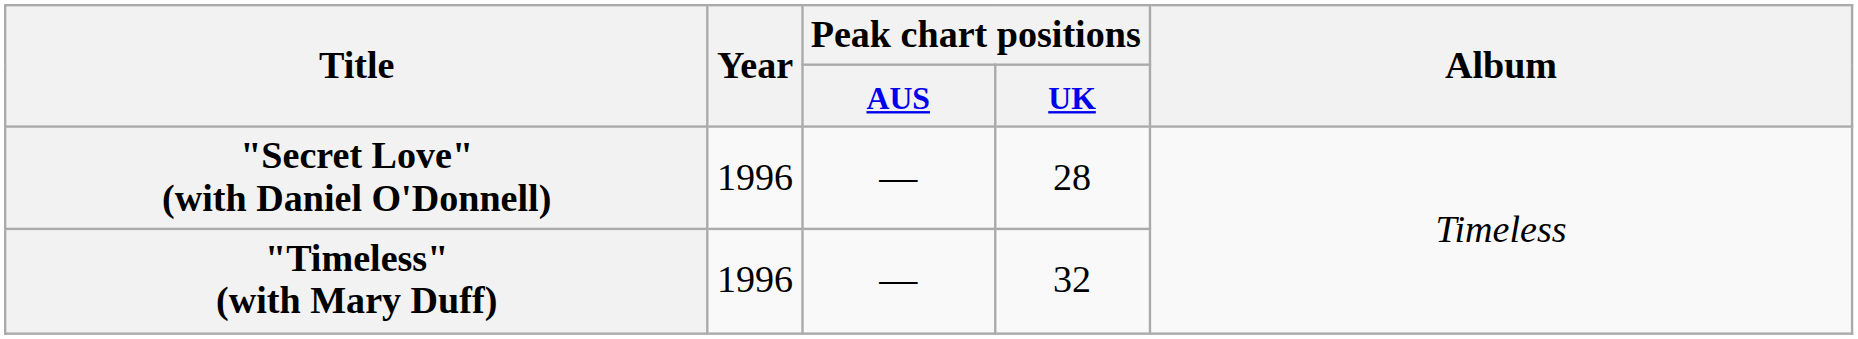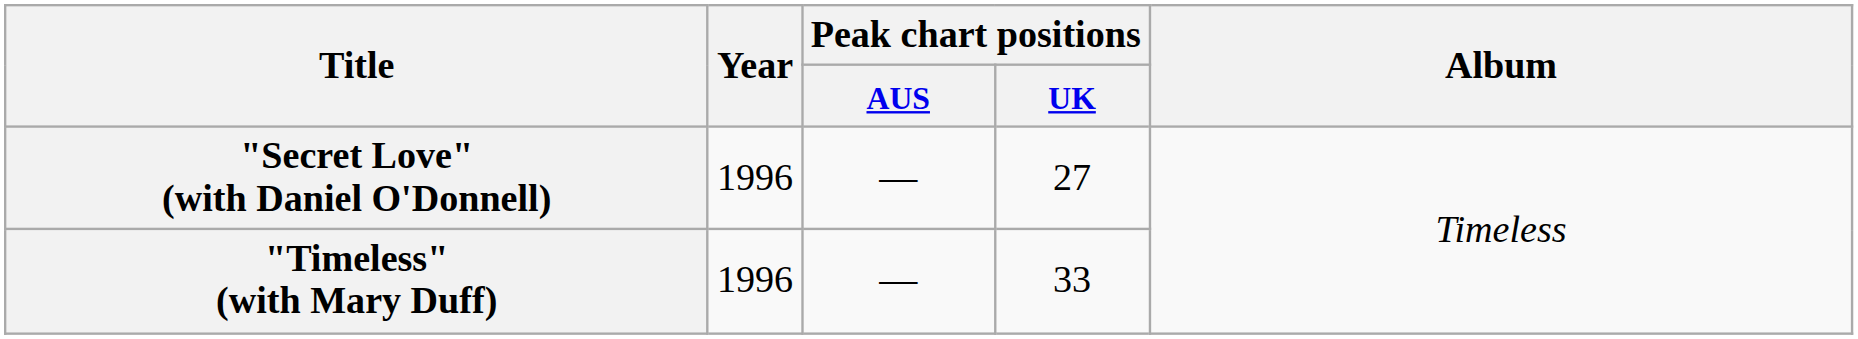(1072, 176) 28 -> (1072, 176) 27
(1072, 280) 32 -> (1072, 280) 33
